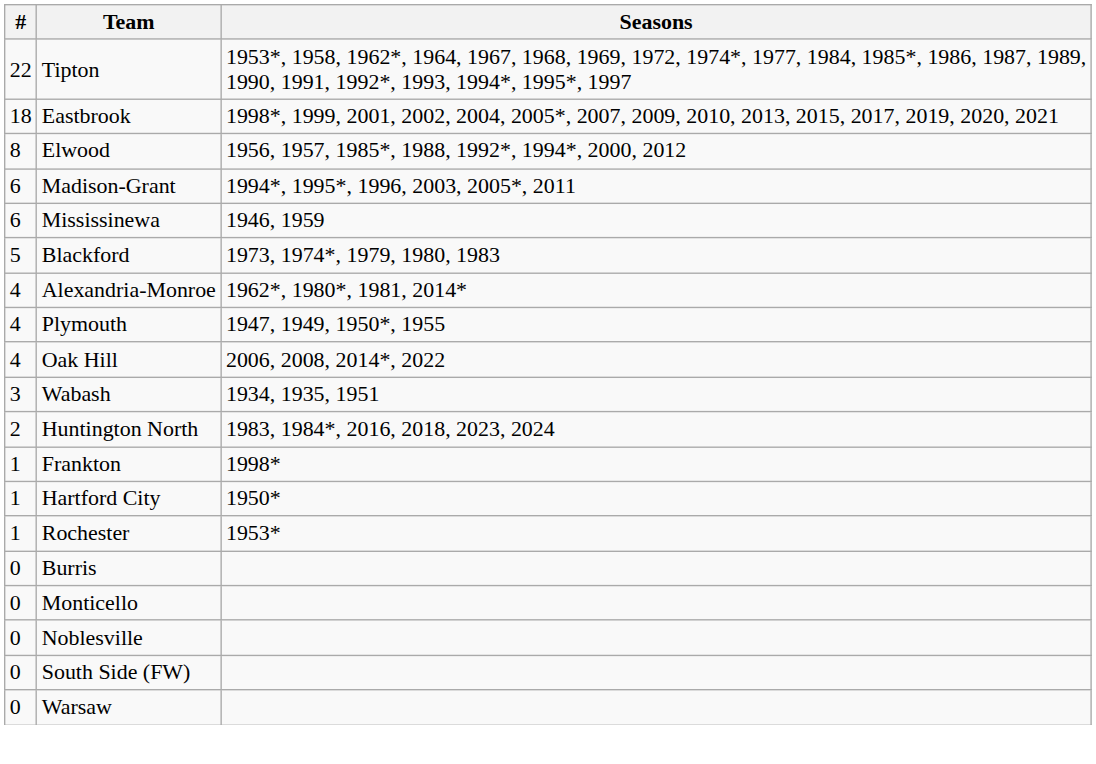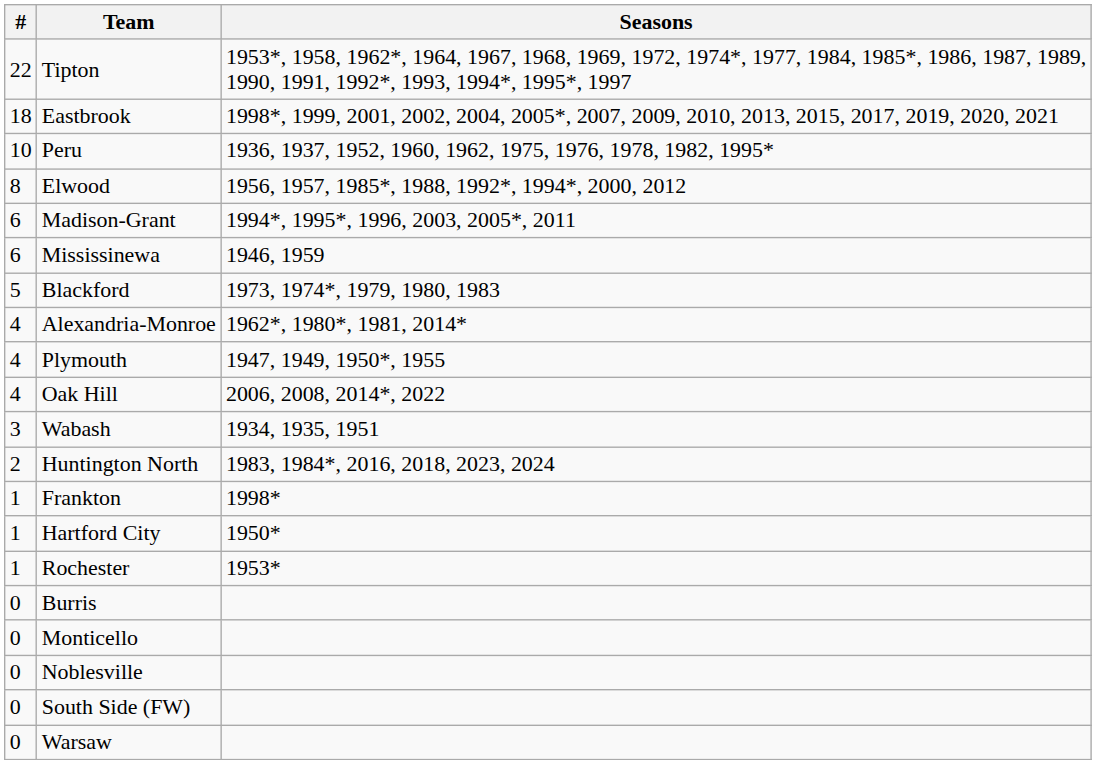+ row: (62, 150)
